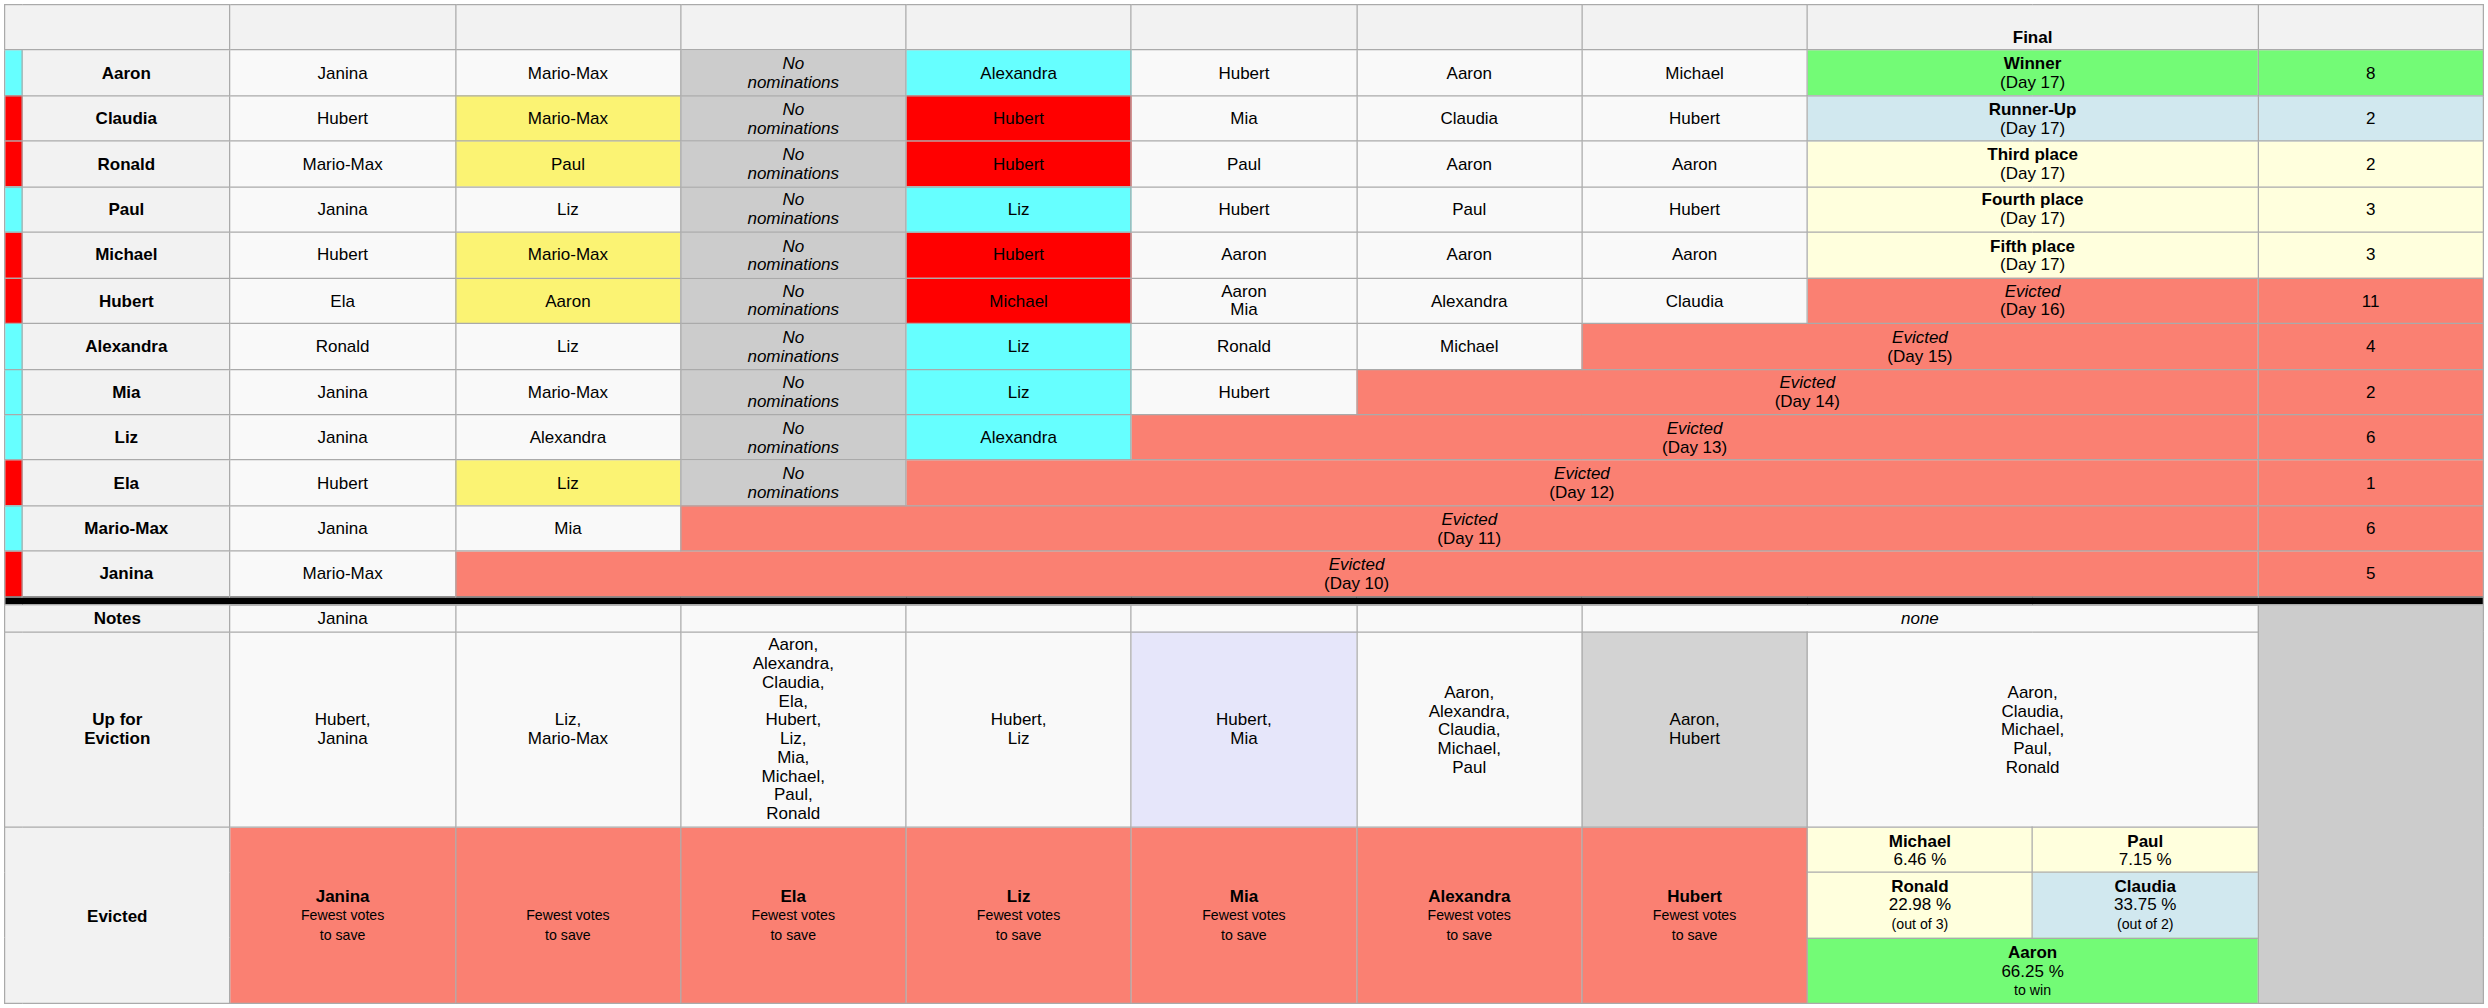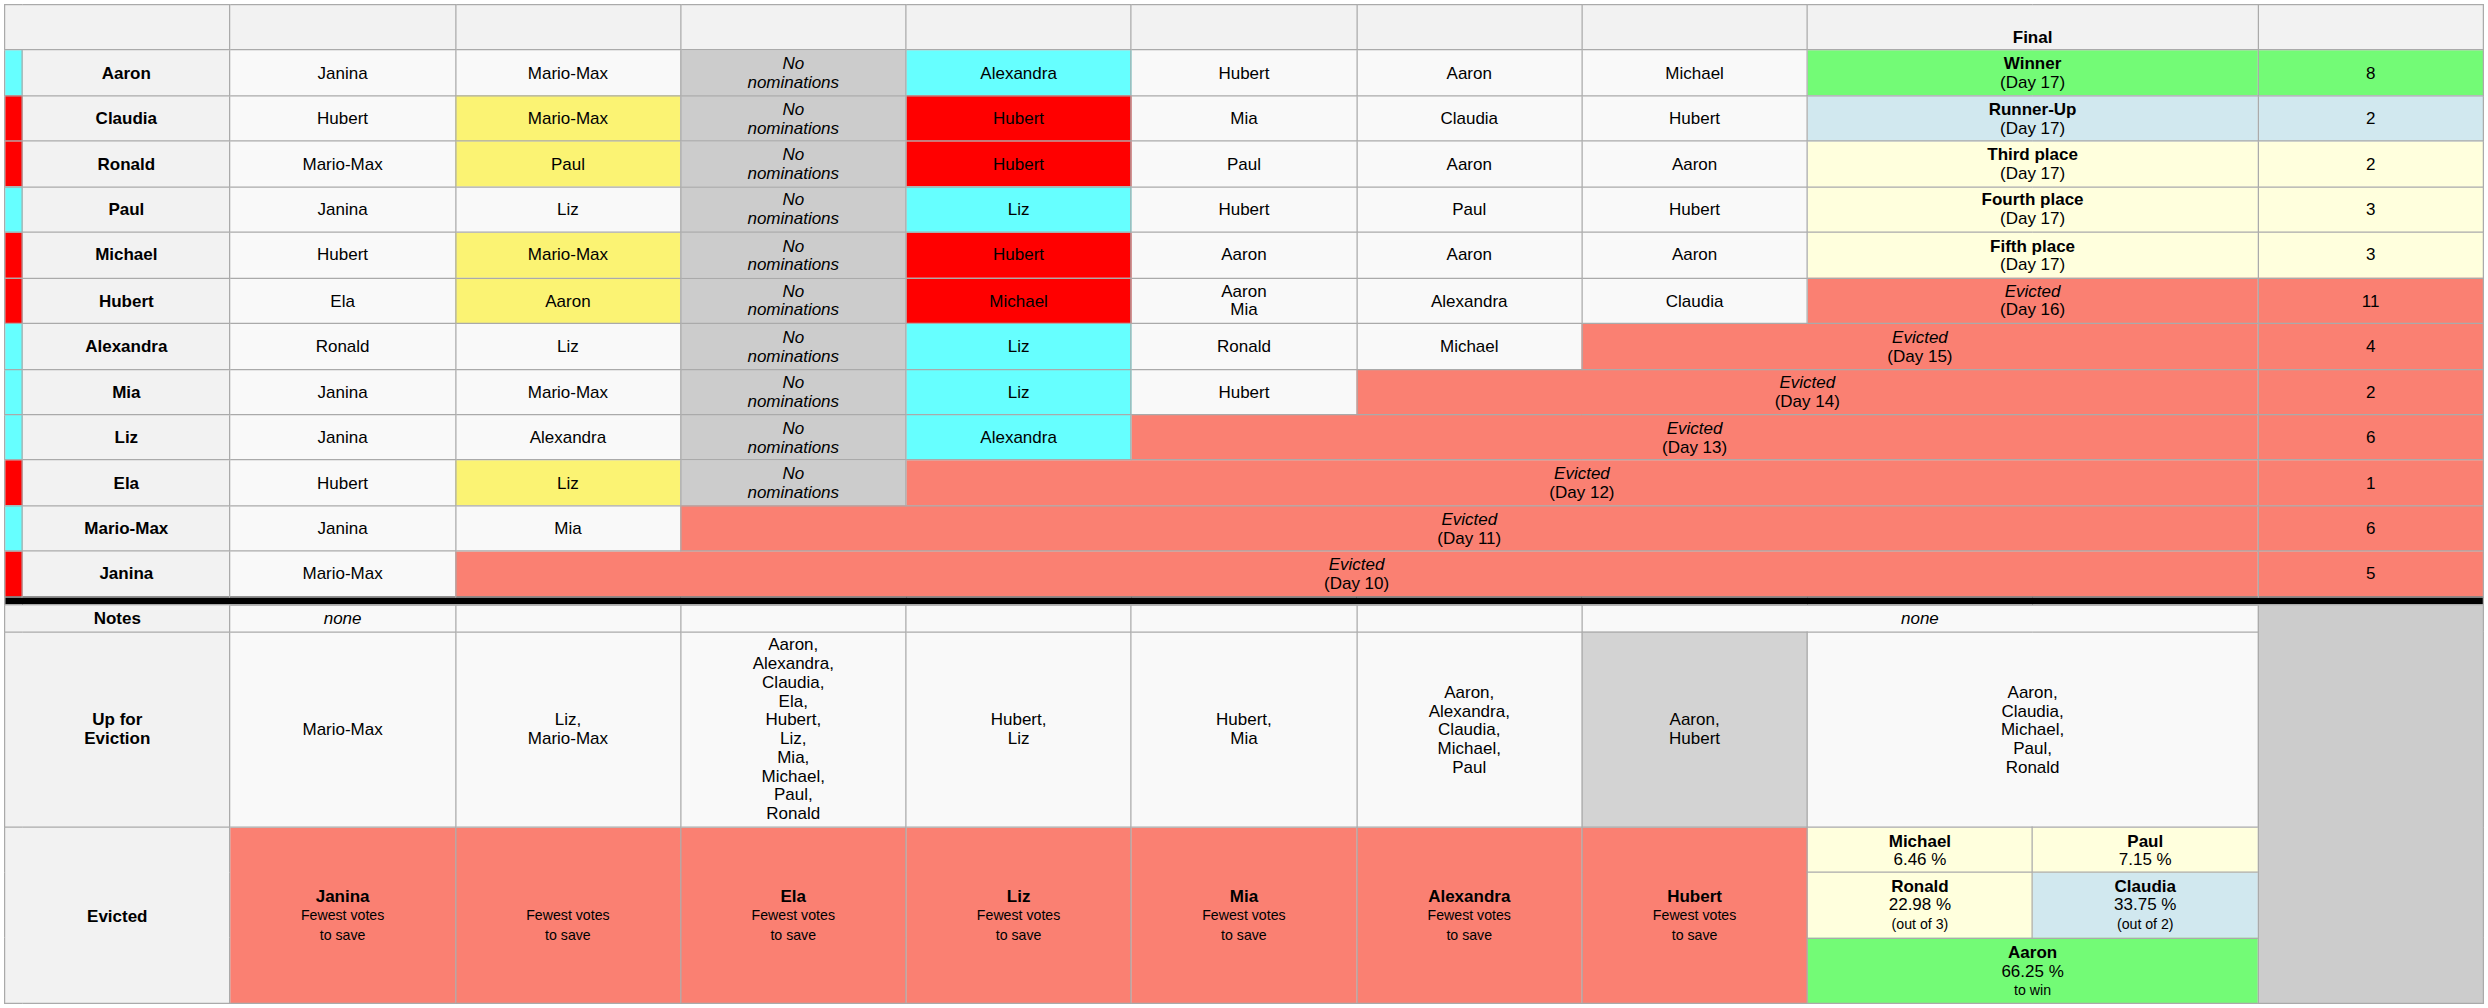(343, 618) Janina -> (343, 618) none
(343, 729) Hubert, Janina -> (343, 729) Mario-Max
(1244, 729) lavender background -> (1244, 729) no background
